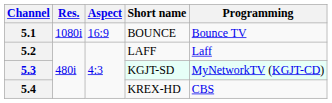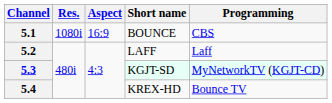(219, 32) Bounce TV -> (203, 32) CBS
(203, 88) CBS -> (219, 88) Bounce TV
